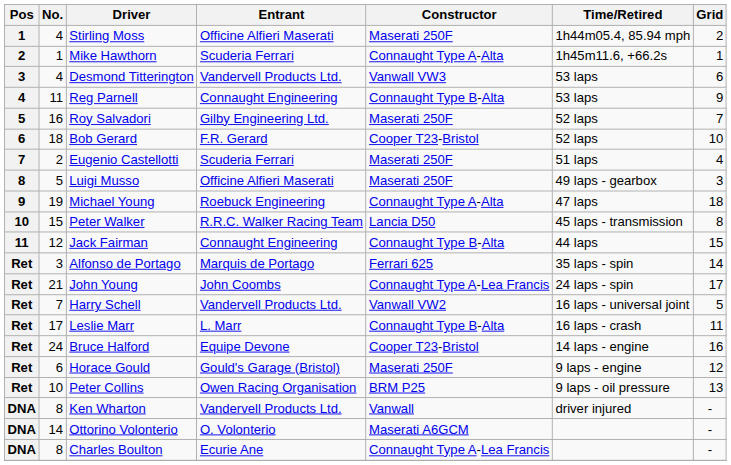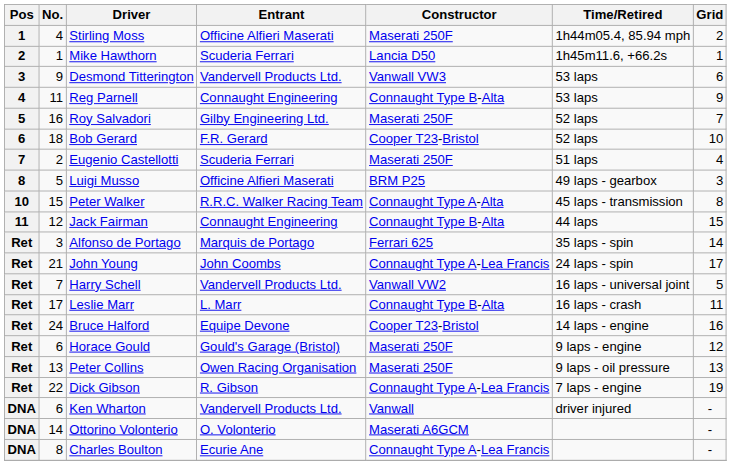(436, 57) Connaught Type A-Alta -> (402, 57) Lancia D50
(60, 77) 4 -> (60, 77) 9
(411, 181) Maserati 250F -> (397, 181) BRM P25
- row: (112, 202)
(402, 222) Lancia D50 -> (436, 202) Connaught Type A-Alta
(56, 388) 10 -> (56, 367) 13
(397, 388) BRM P25 -> (411, 367) Maserati 250F
+ row: (105, 388)
(60, 409) 8 -> (60, 409) 6
